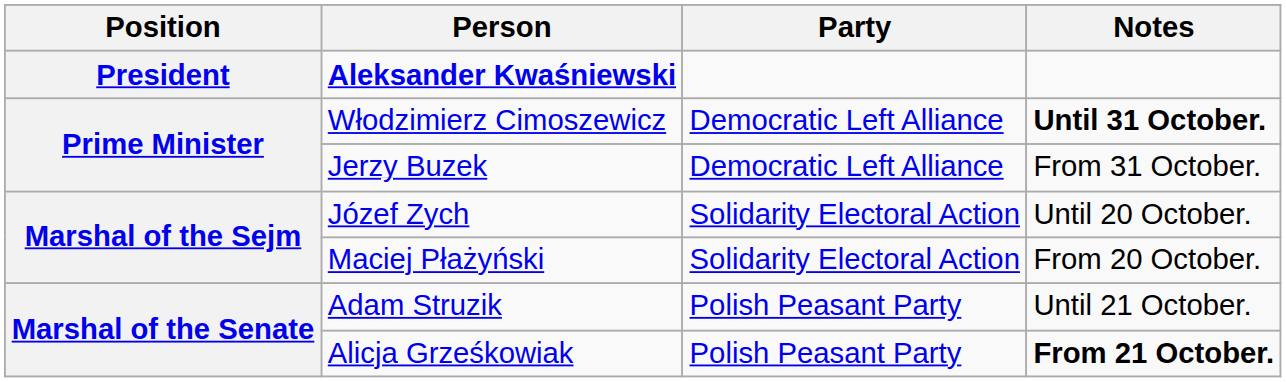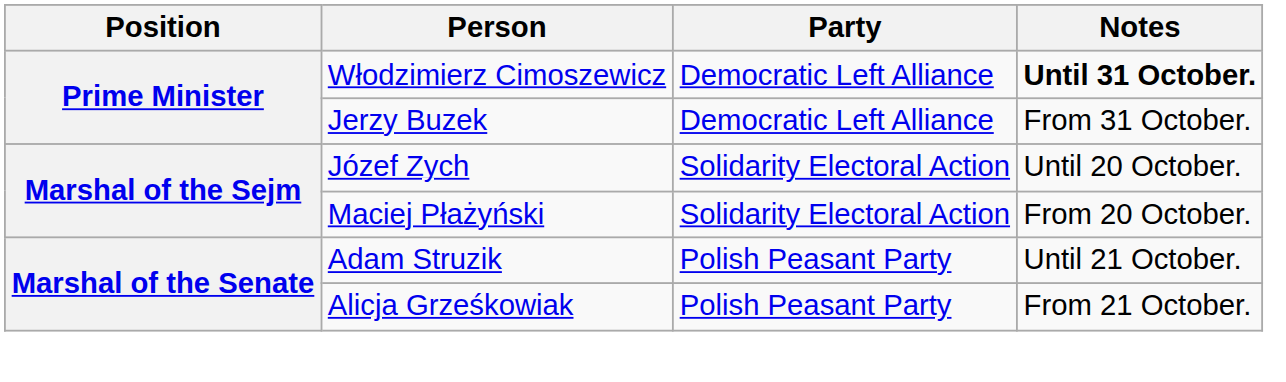- row: (502, 74)
(1154, 352) bold -> (1137, 306) normal
